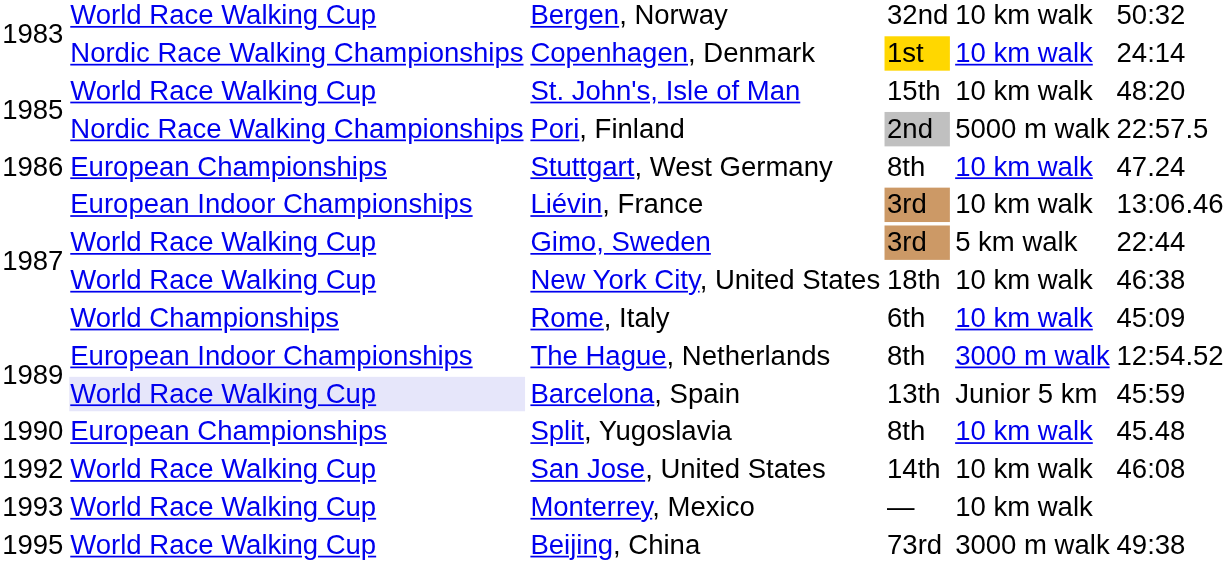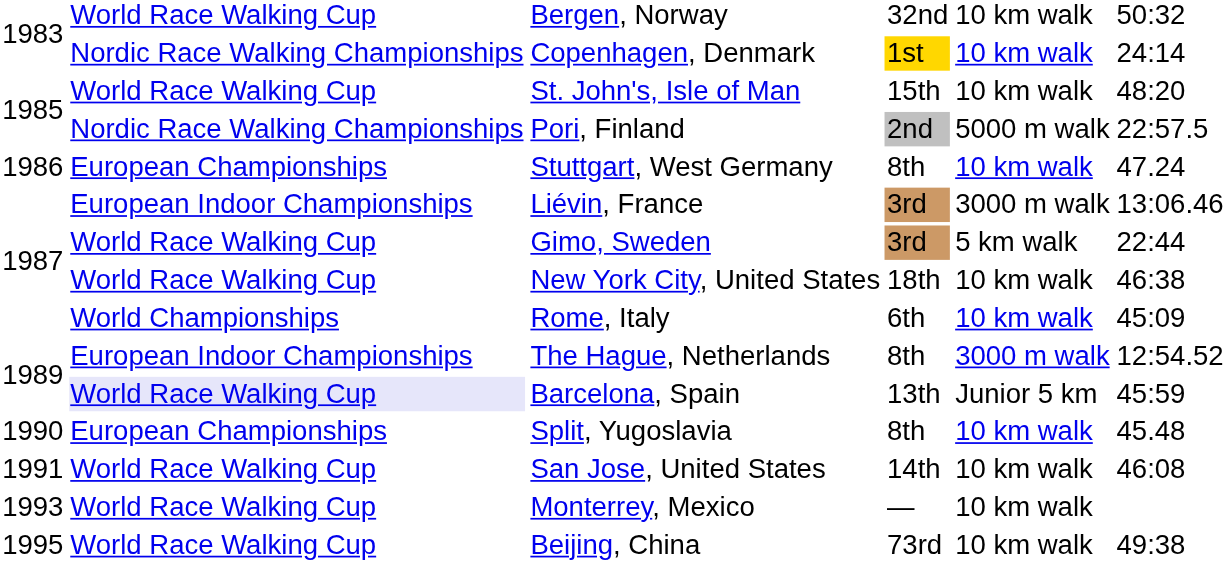(1024, 204) 10 km walk -> (1032, 204) 3000 m walk
(33, 469) 1992 -> (33, 469) 1991
(1032, 545) 3000 m walk -> (1024, 545) 10 km walk
